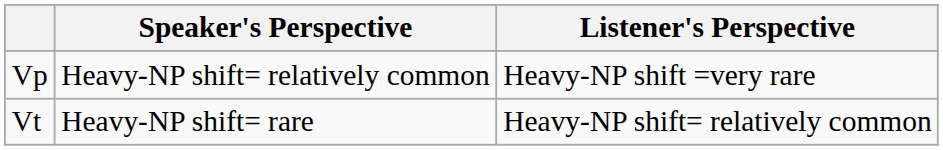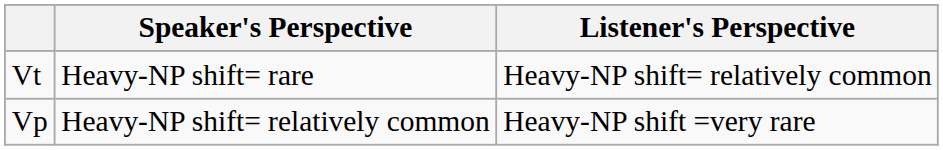rows swapped: (26, 121) <-> (30, 74)
